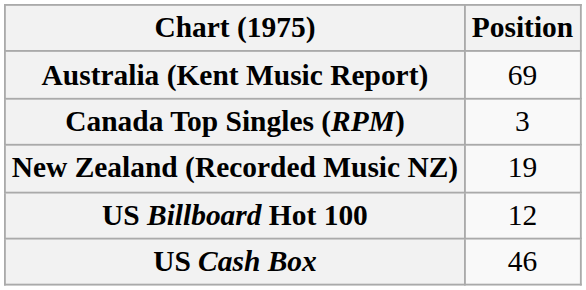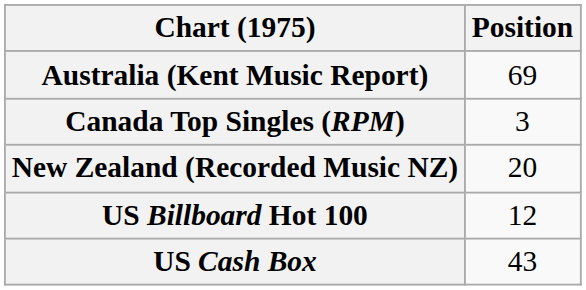(522, 167) 19 -> (522, 167) 20
(522, 261) 46 -> (522, 261) 43
